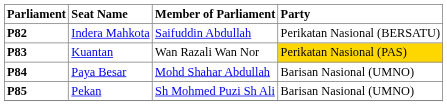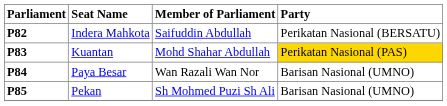(207, 52) Wan Razali Wan Nor -> (213, 52) Mohd Shahar Abdullah
(213, 71) Mohd Shahar Abdullah -> (207, 71) Wan Razali Wan Nor
